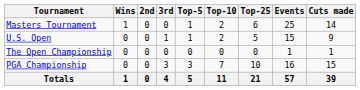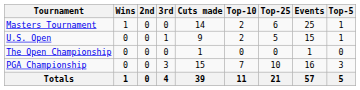columns swapped: (190, 11) <-> (331, 11)
